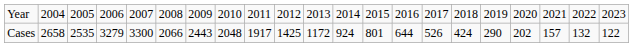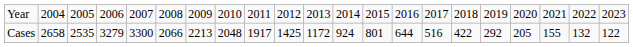(200, 33) 2443 -> (200, 33) 2213
(434, 33) 526 -> (434, 33) 516
(463, 33) 424 -> (463, 33) 422
(493, 33) 290 -> (493, 33) 292
(522, 33) 202 -> (522, 33) 205
(552, 33) 157 -> (552, 33) 155
